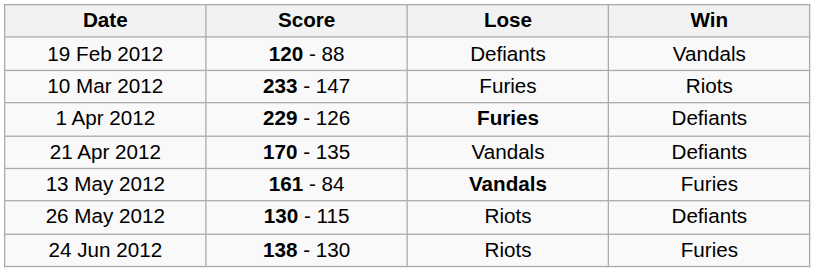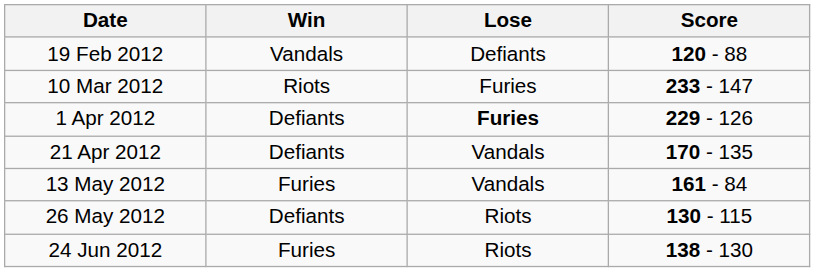columns swapped: (709, 20) <-> (307, 20)
(508, 184) bold -> (508, 184) normal
